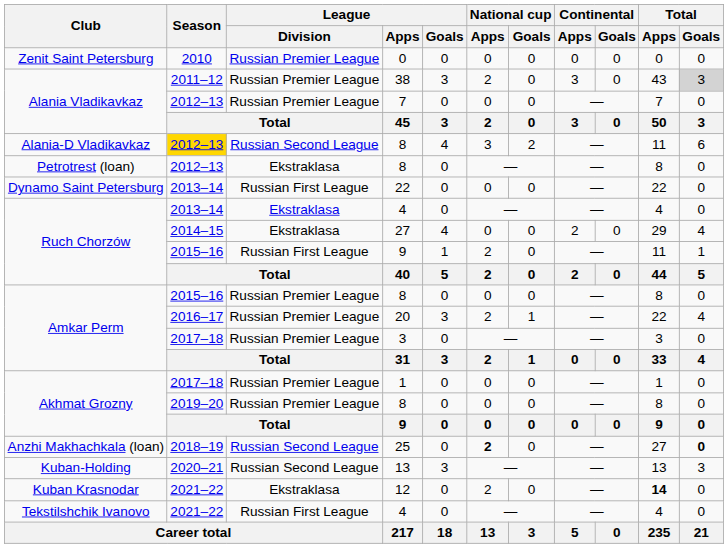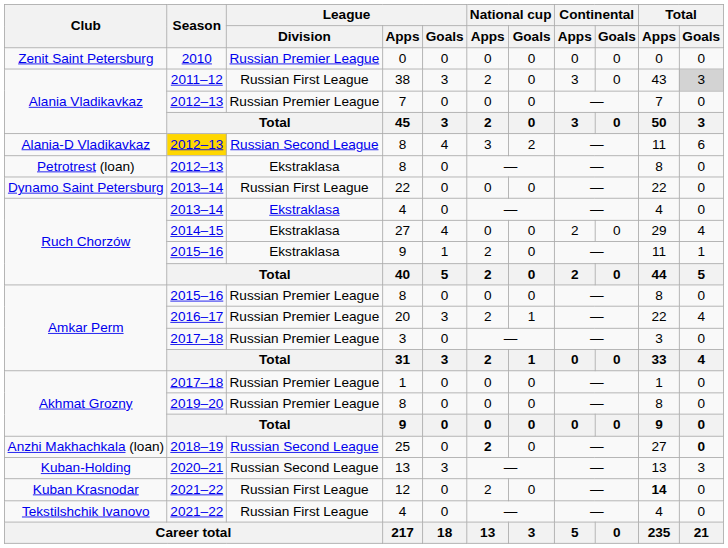(304, 79) Russian Premier League -> (304, 79) Russian First League
(304, 252) Russian First League -> (304, 252) Ekstraklasa
(304, 489) Ekstraklasa -> (304, 489) Russian First League
